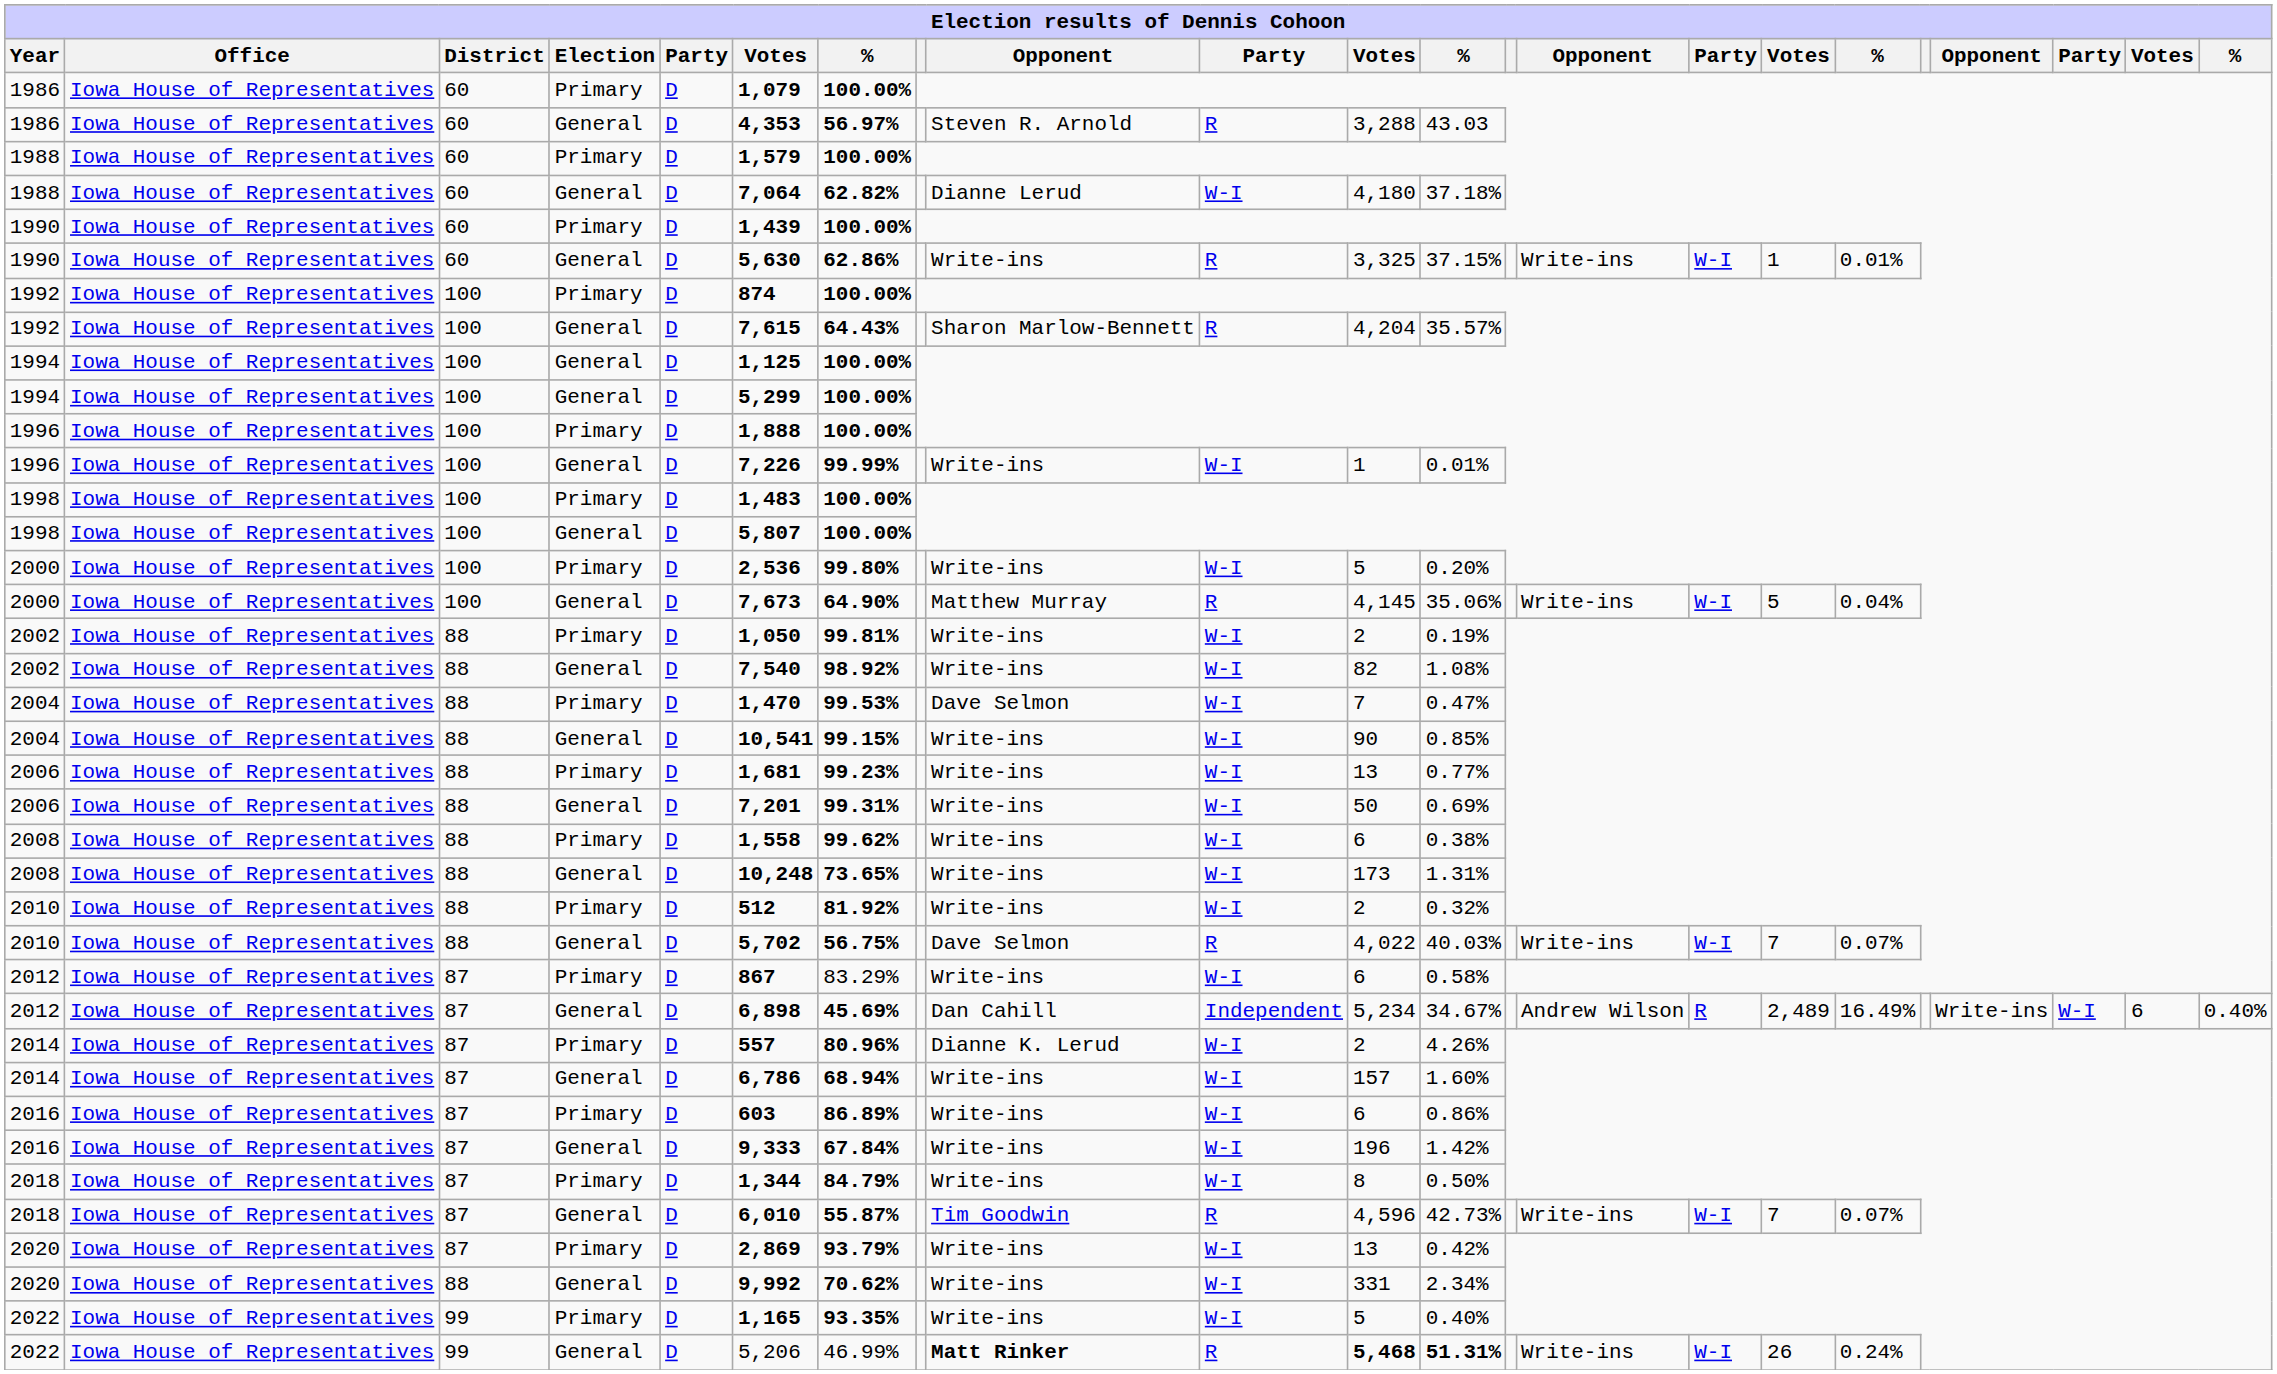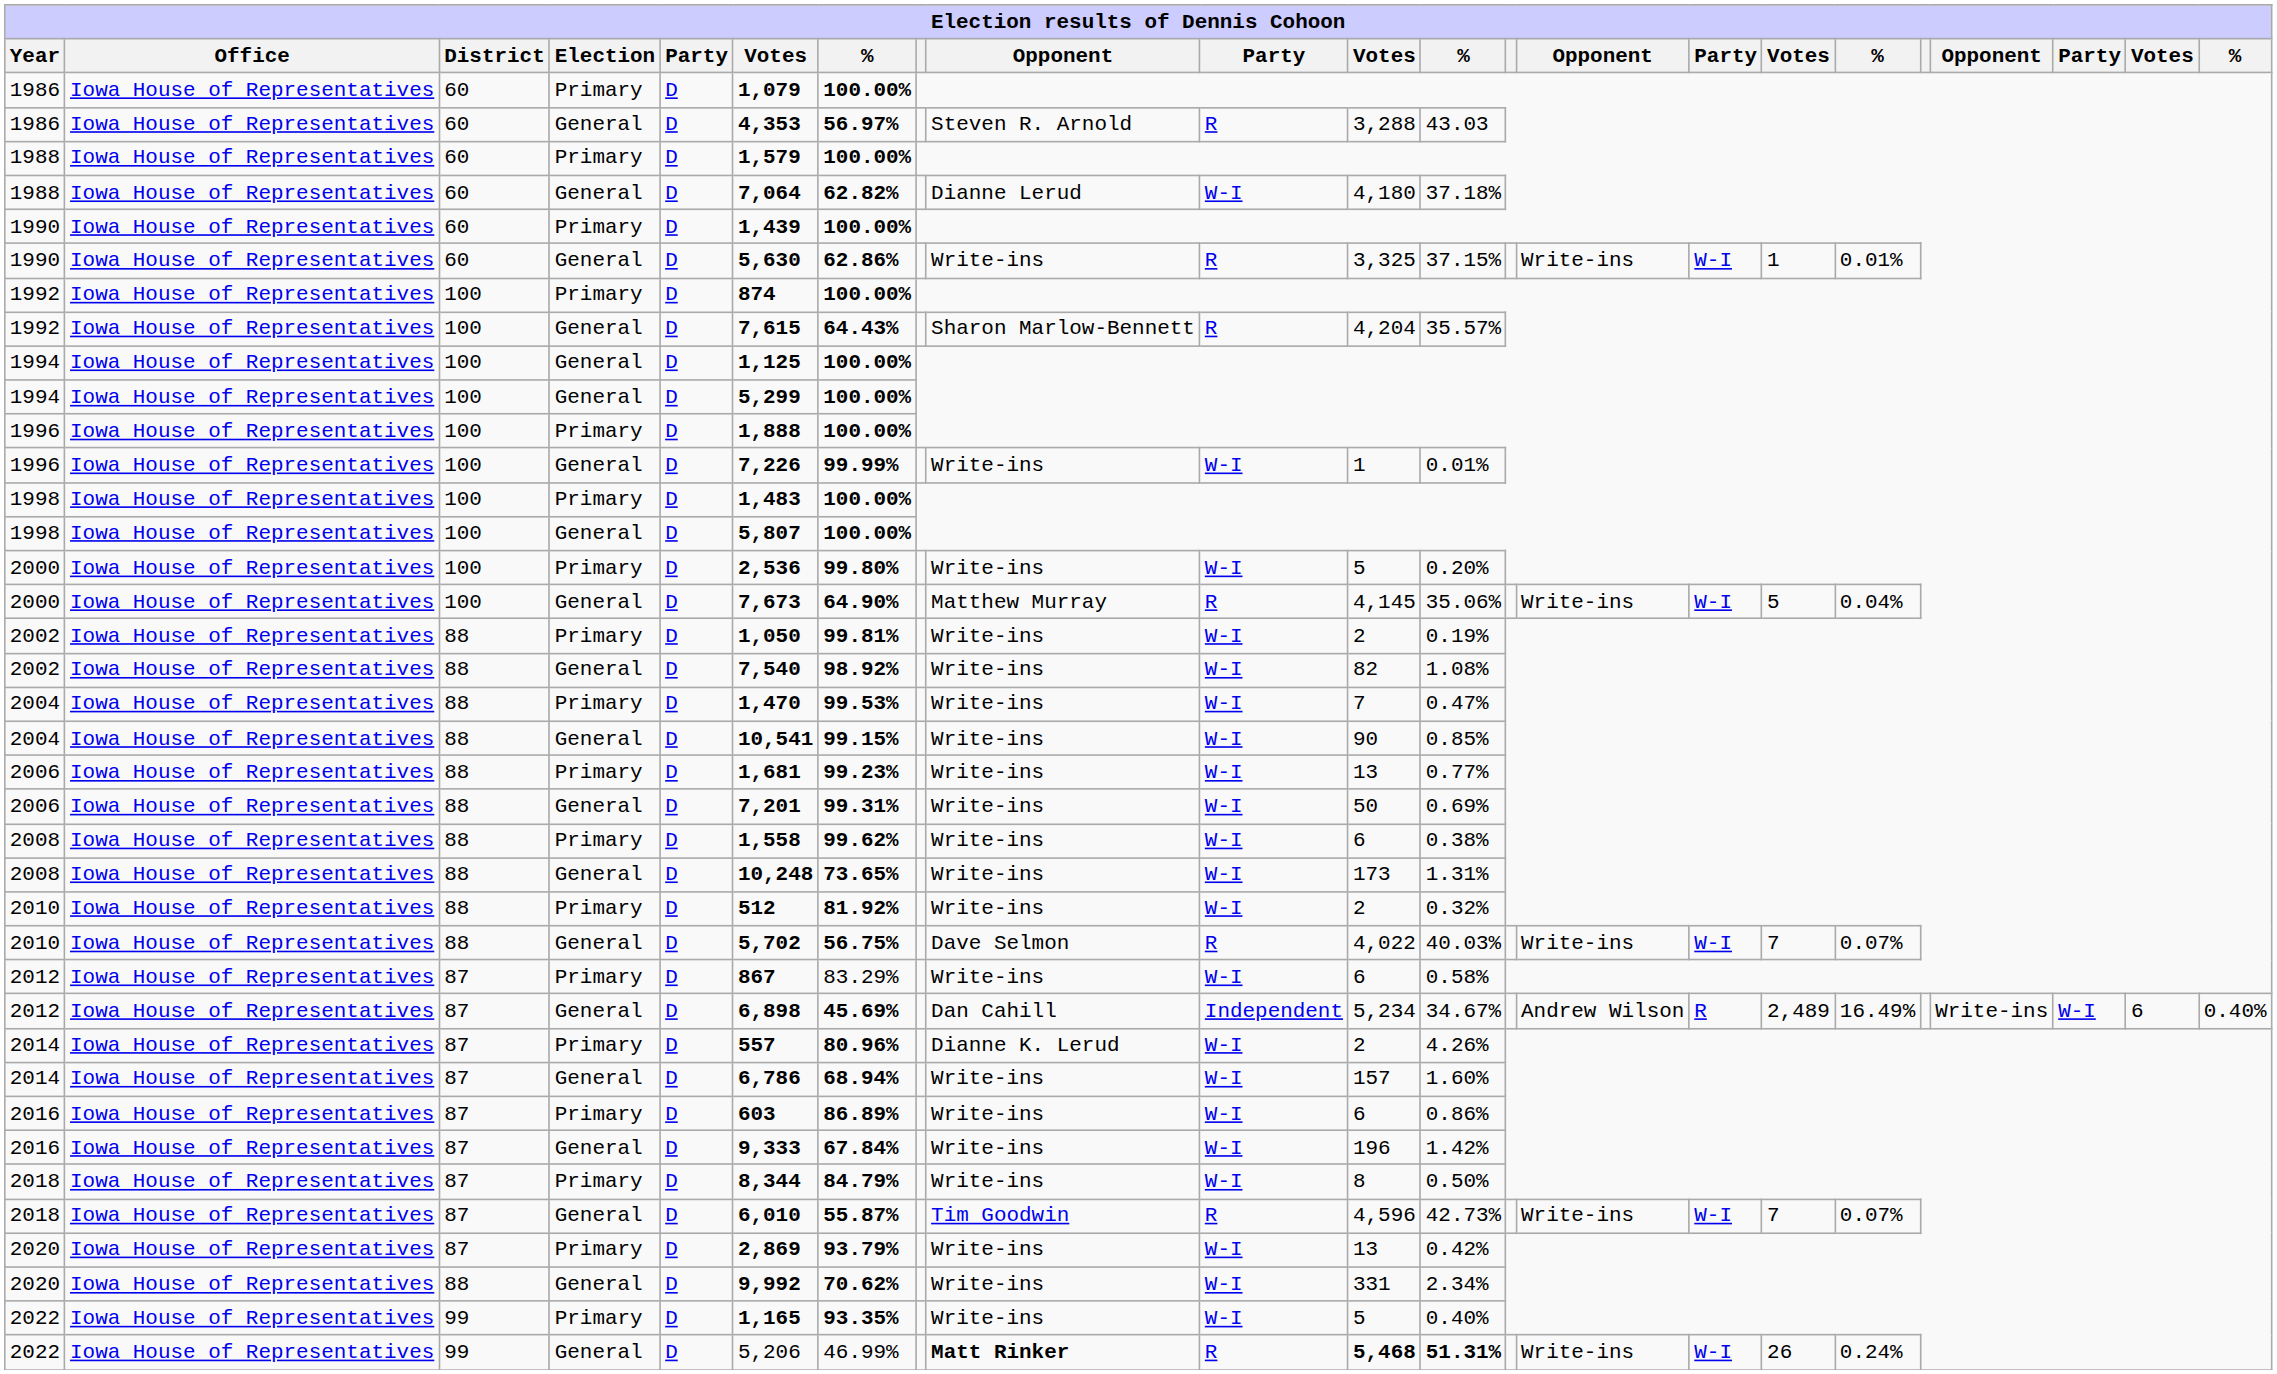(1000, 704) Dave Selmon -> (988, 704) Write-ins
(769, 1182) 1,344 -> (769, 1182) 8,344
